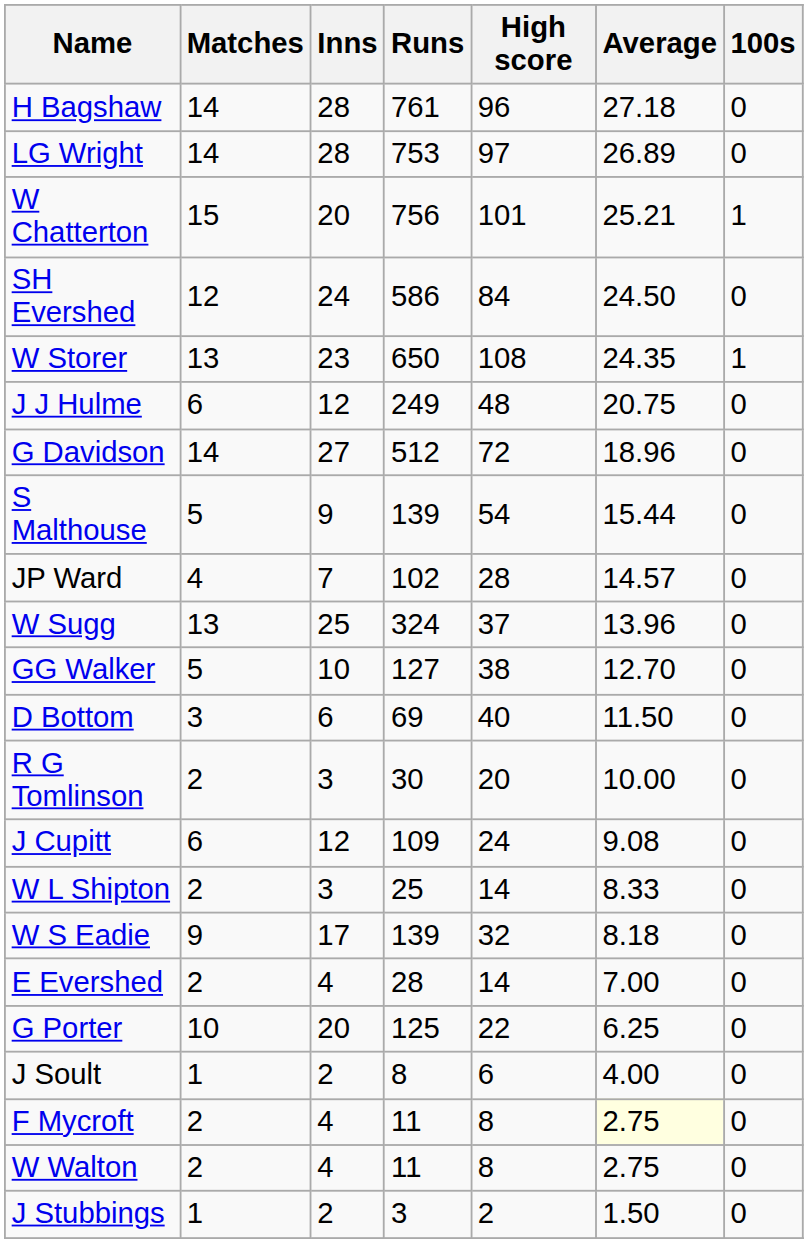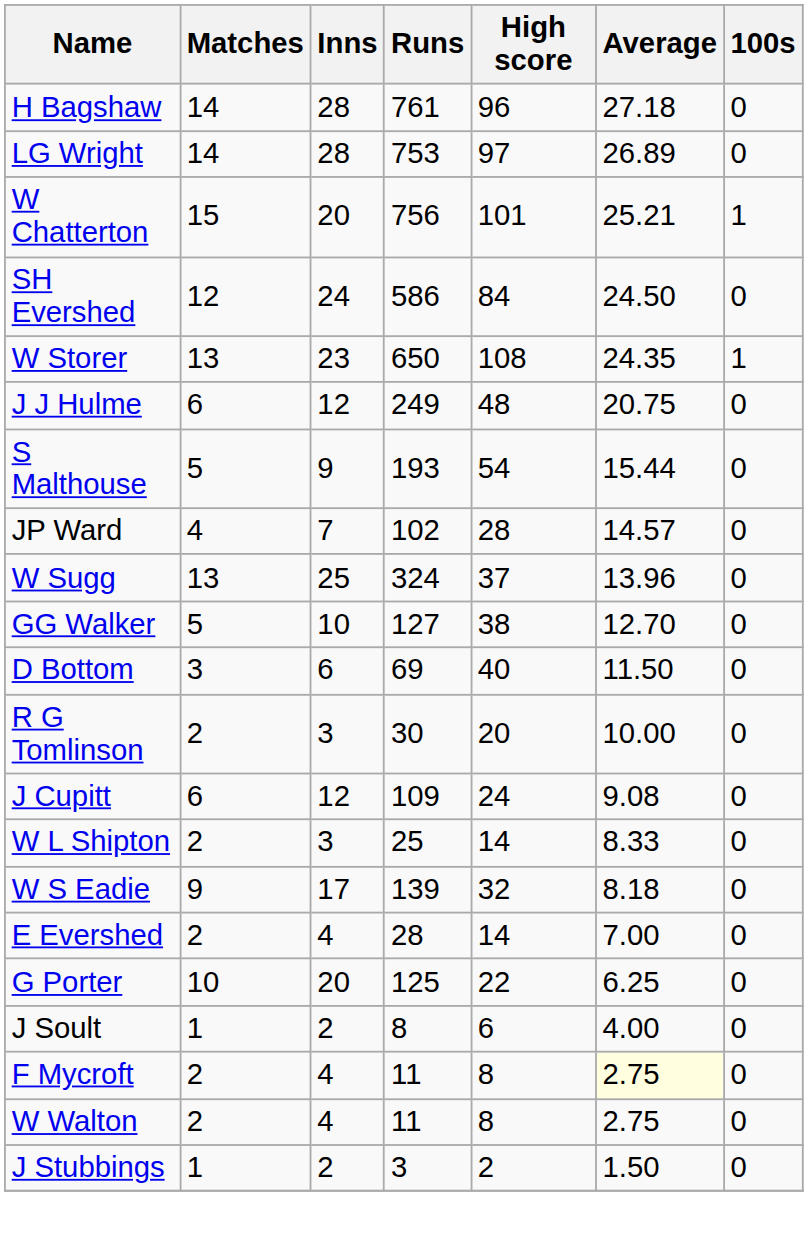- row: (88, 451)
(415, 514) 139 -> (415, 468) 193
